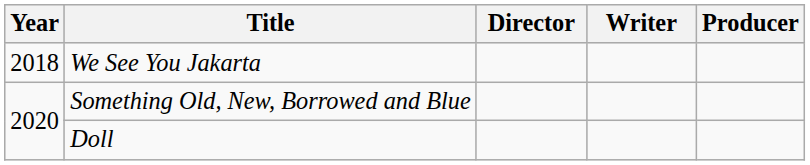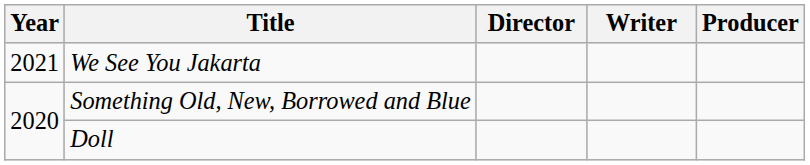(35, 62) 2018 -> (35, 62) 2021
